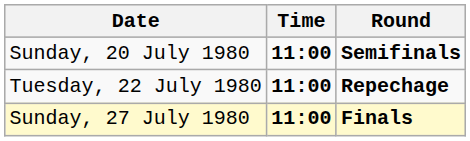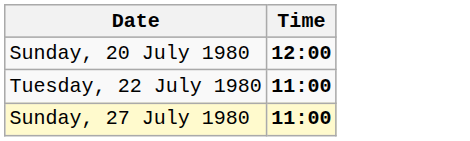- column: (401, 21)
(301, 54) 11:00 -> (301, 54) 12:00
